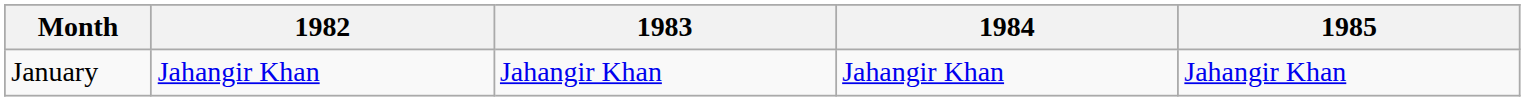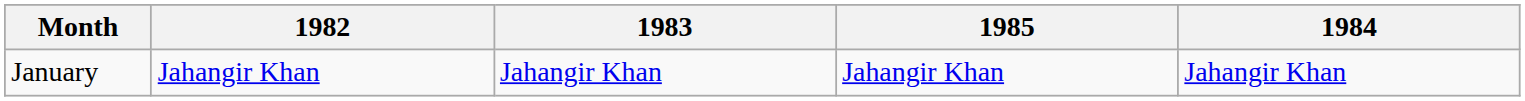columns swapped: (1007, 26) <-> (1349, 26)
